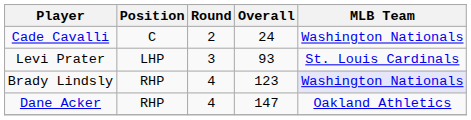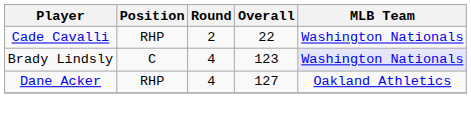(152, 38) C -> (152, 38) RHP
(266, 38) 24 -> (266, 38) 22
- row: (60, 60)
(152, 82) RHP -> (152, 60) C
(266, 104) 147 -> (266, 82) 127
